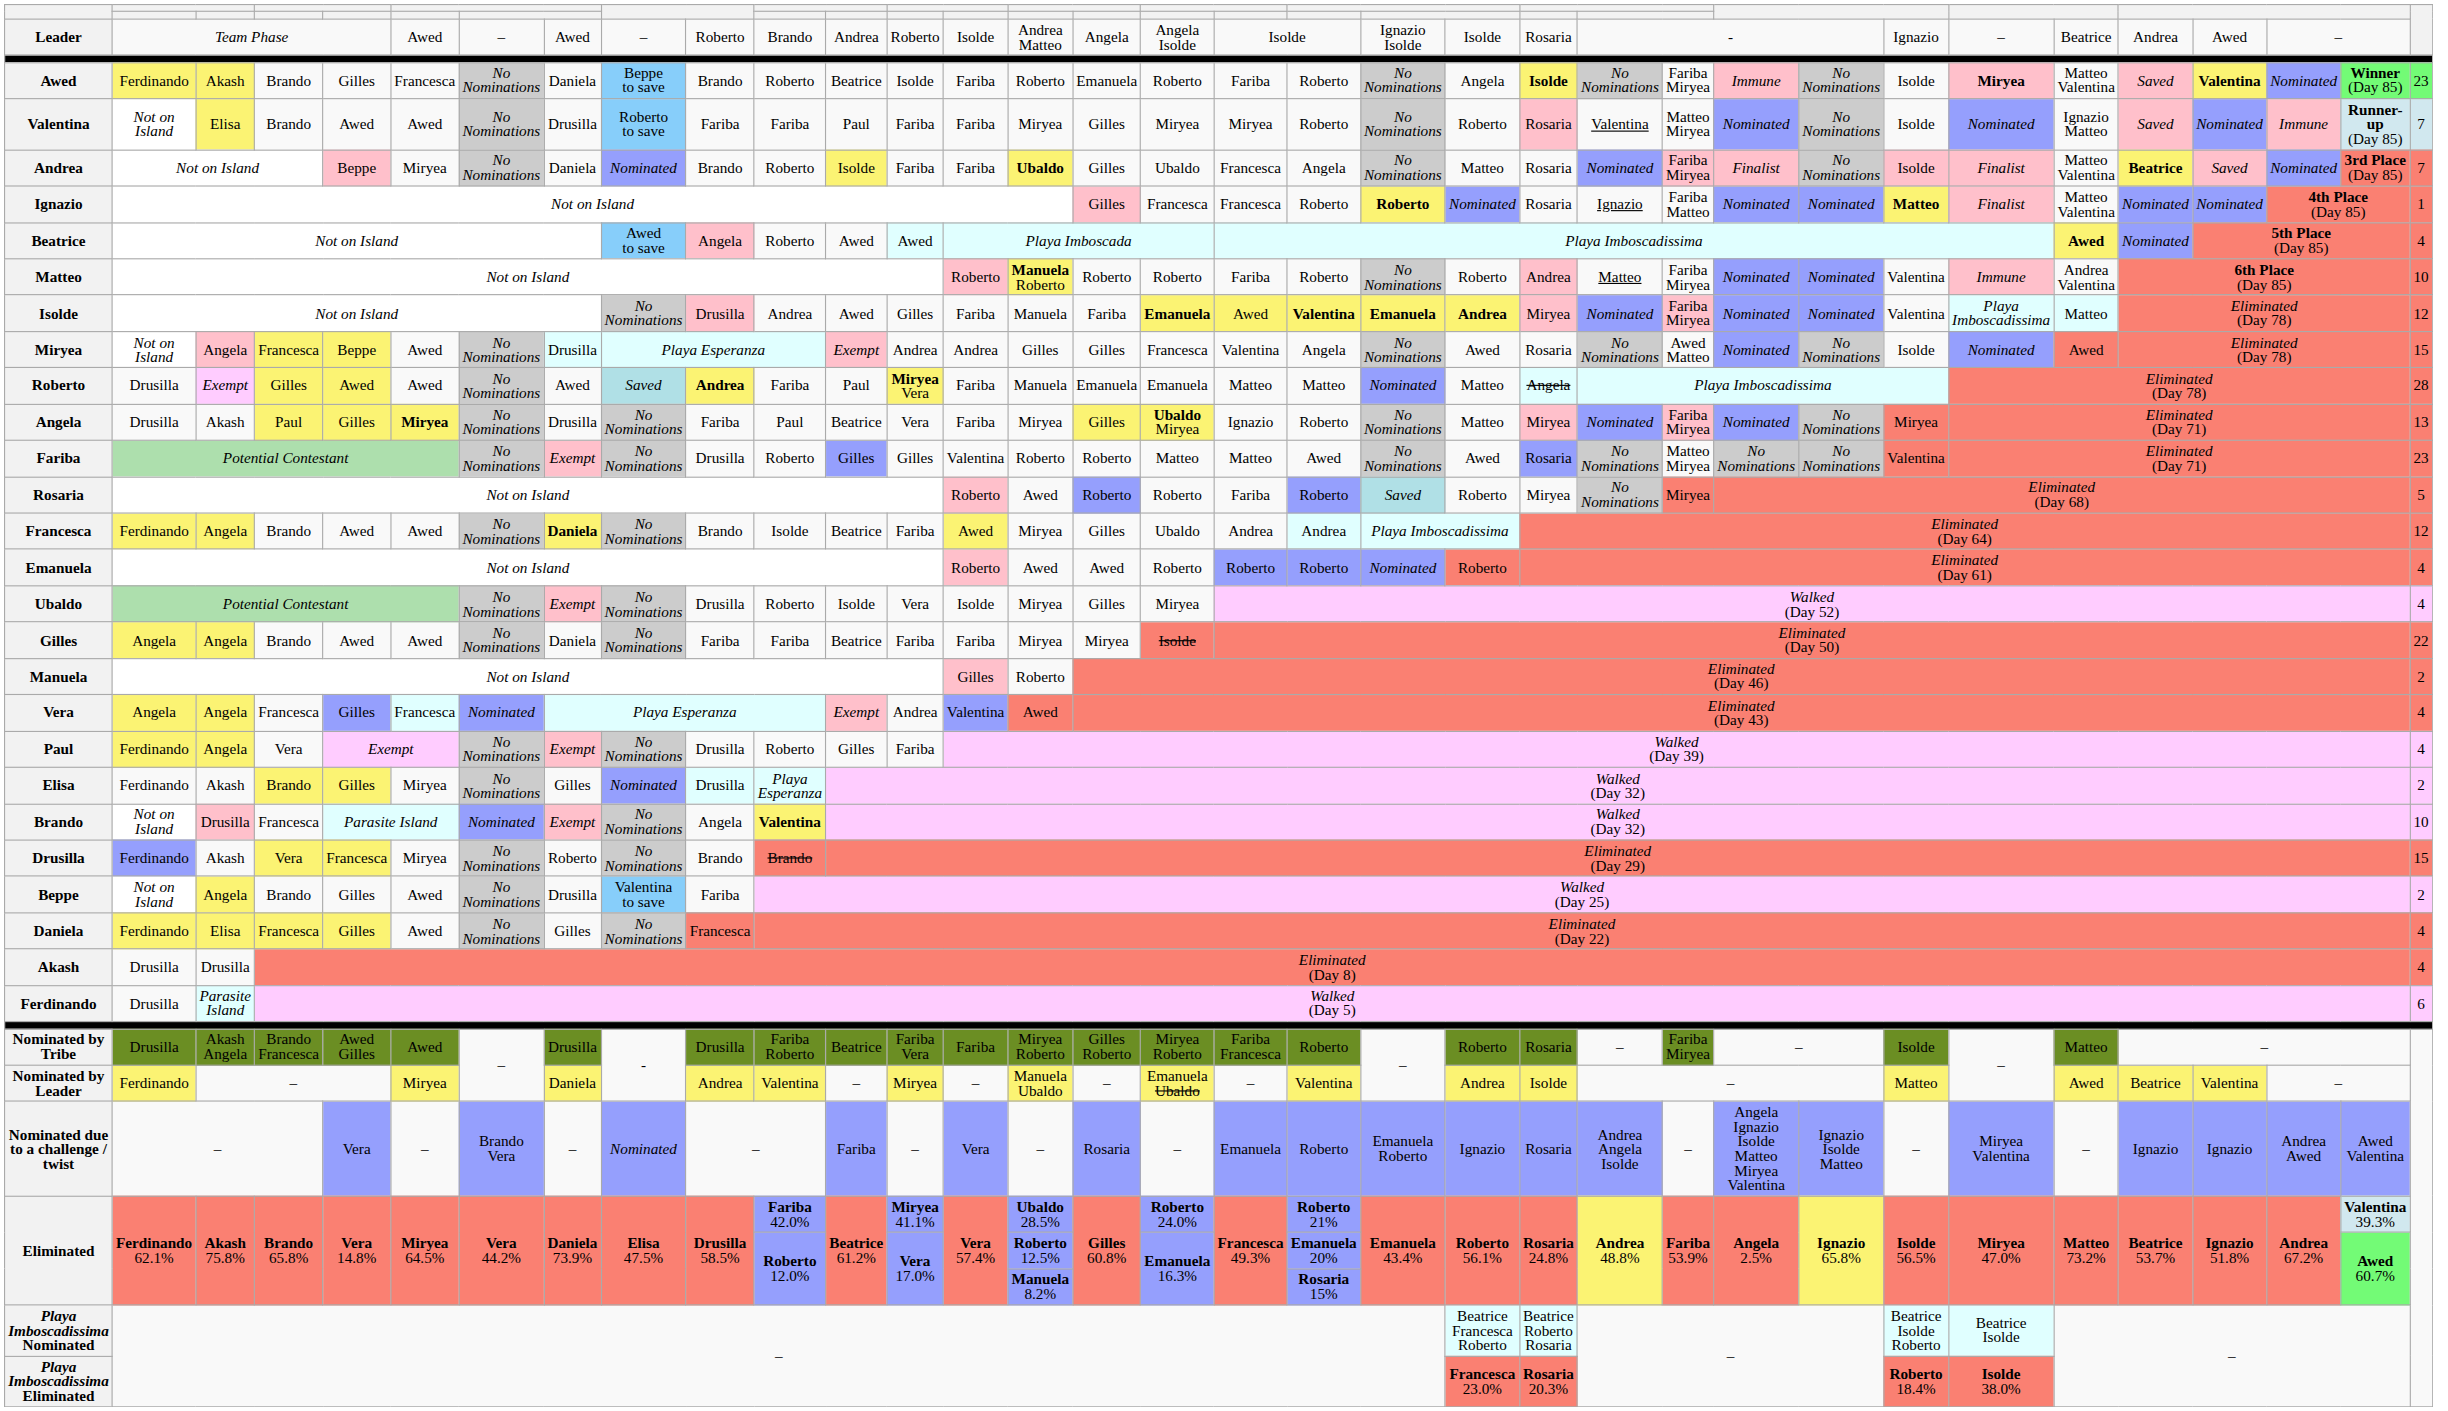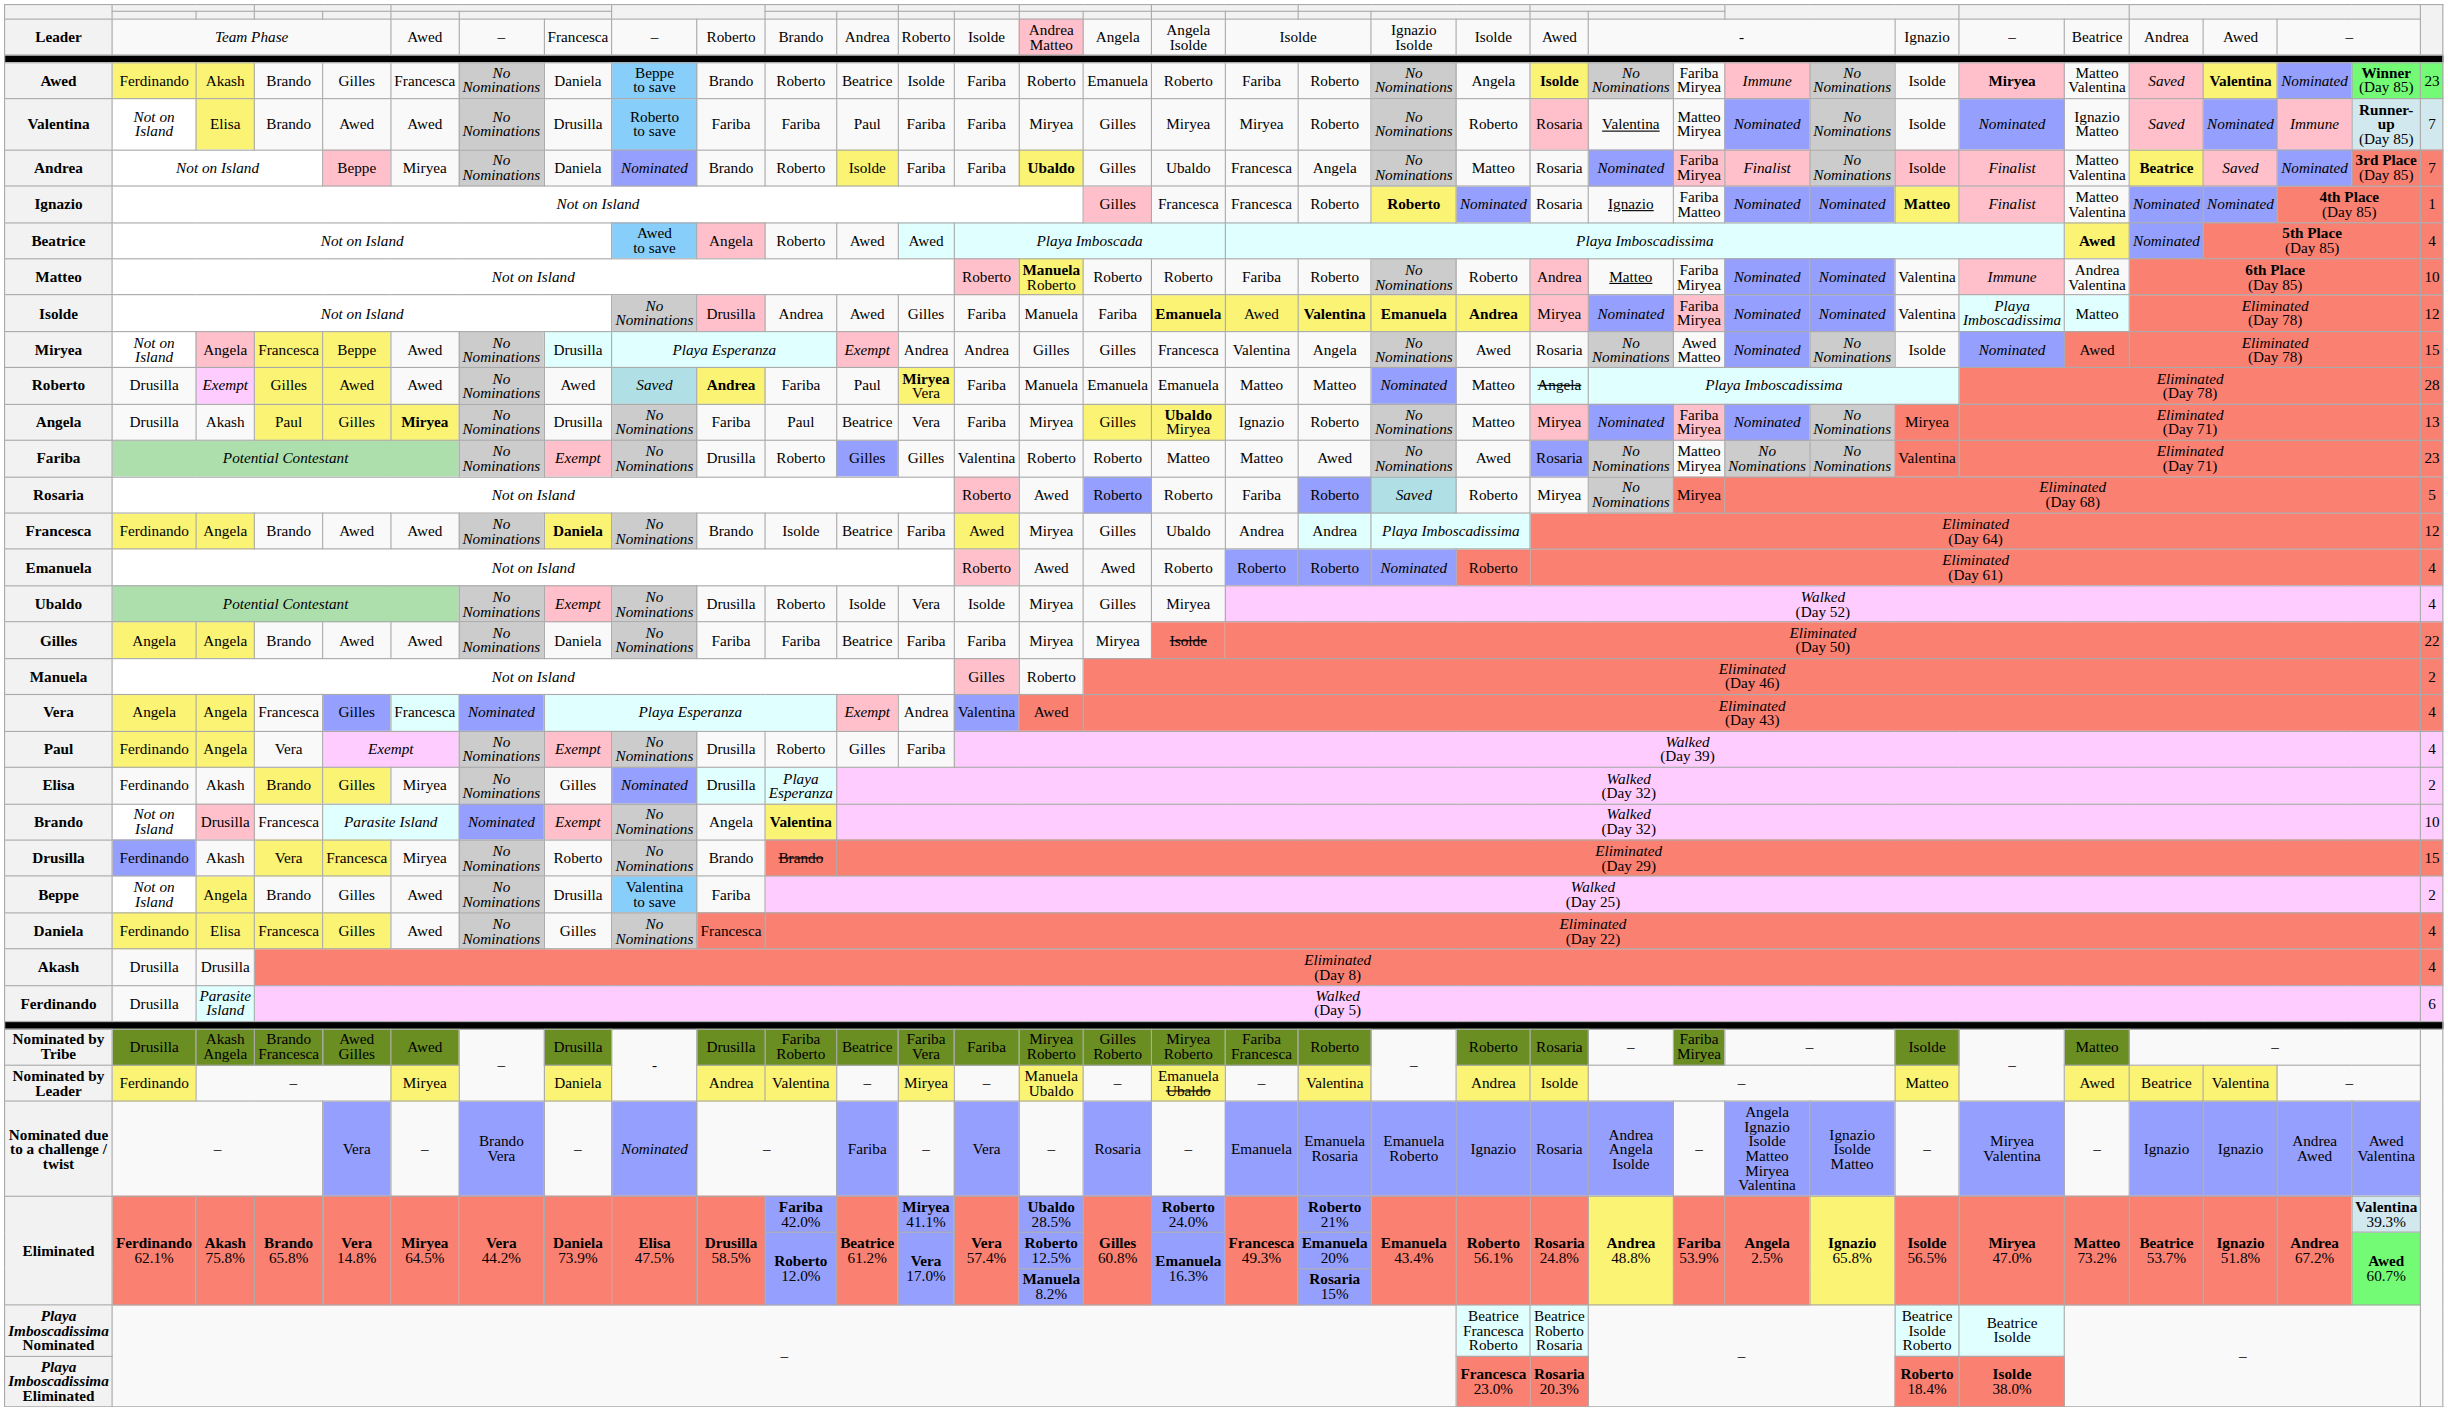(572, 37) Awed -> (578, 37) Francesca
(1040, 37) no background -> (1051, 37) pink background
(1548, 37) Rosaria -> (1559, 37) Awed
(1324, 1148) Roberto -> (1335, 1148) Emanuela Rosaria
